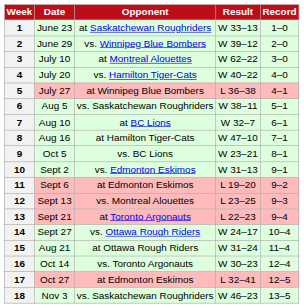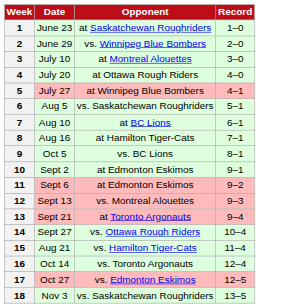- column: (238, 12)
(145, 75) vs. Hamilton Tiger-Cats -> (145, 75) at Ottawa Rough Riders
(145, 169) vs. Edmonton Eskimos -> (145, 169) at Edmonton Eskimos
(145, 248) at Ottawa Rough Riders -> (145, 248) vs. Hamilton Tiger-Cats
(145, 279) at Edmonton Eskimos -> (145, 279) vs. Edmonton Eskimos
